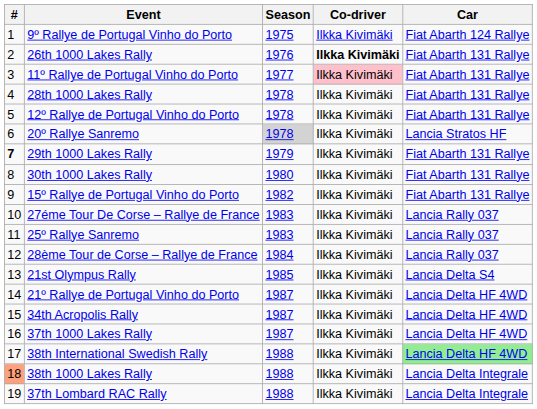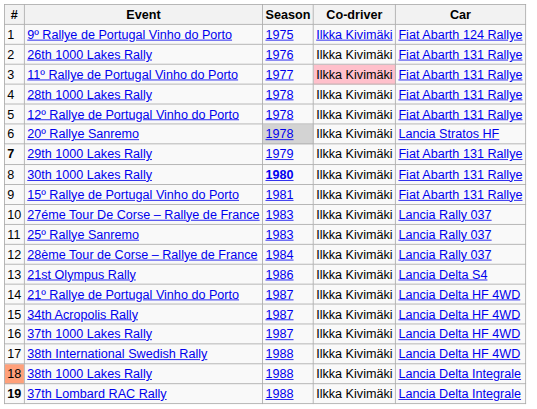(358, 55) bold -> (354, 55) normal
(280, 174) normal -> (280, 174) bold
(280, 194) 1982 -> (280, 194) 1981
(280, 274) 1985 -> (280, 274) 1986
(466, 354) lightgreen background -> (459, 354) no background
(14, 394) normal -> (14, 394) bold
